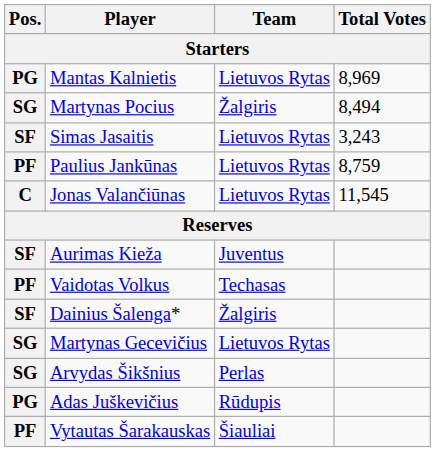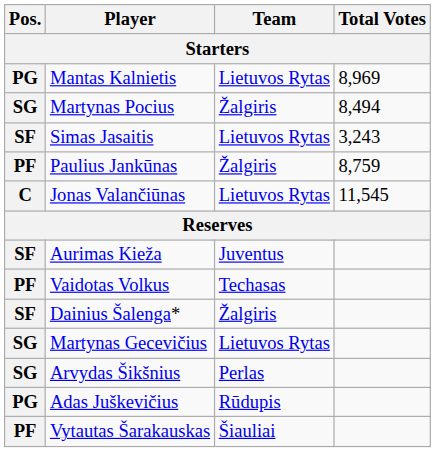(274, 166) Lietuvos Rytas -> (248, 166) Žalgiris
